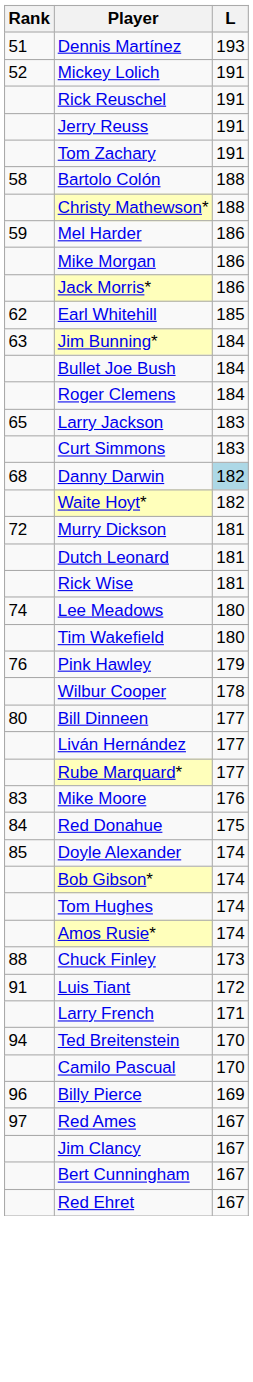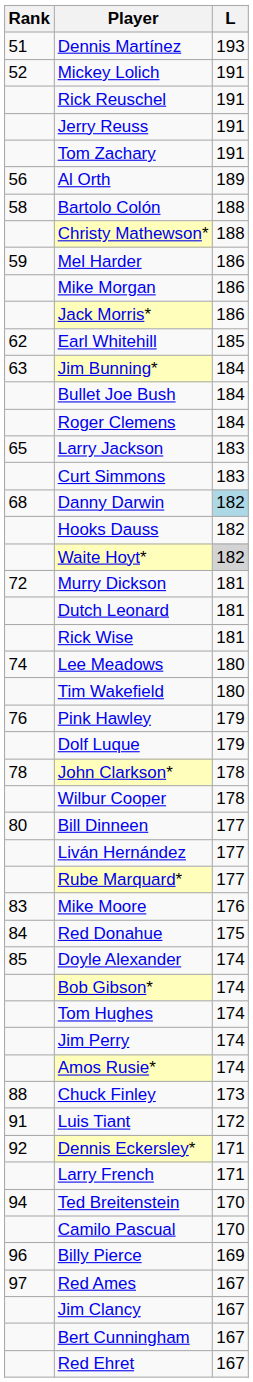+ row: (84, 180)
+ row: (108, 529)
(231, 503) no background -> (231, 556) lightgrey background
+ row: (99, 745)
+ row: (115, 772)
+ row: (94, 1041)
+ row: (127, 1148)
